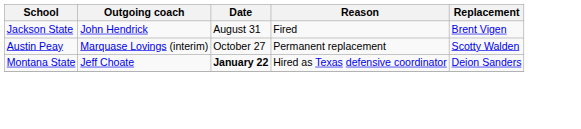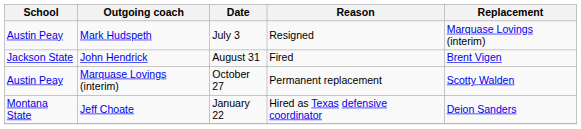+ row: (116, 35)
(241, 63) bold -> (231, 109) normal
